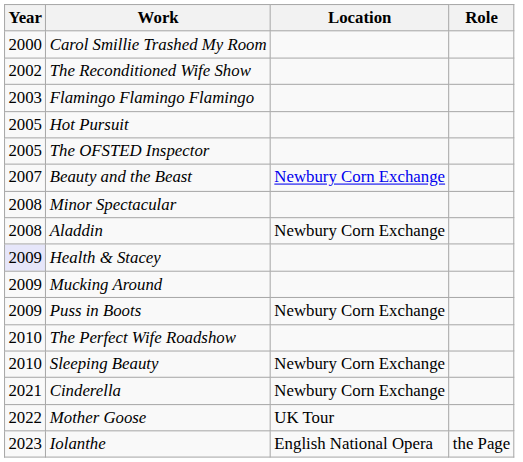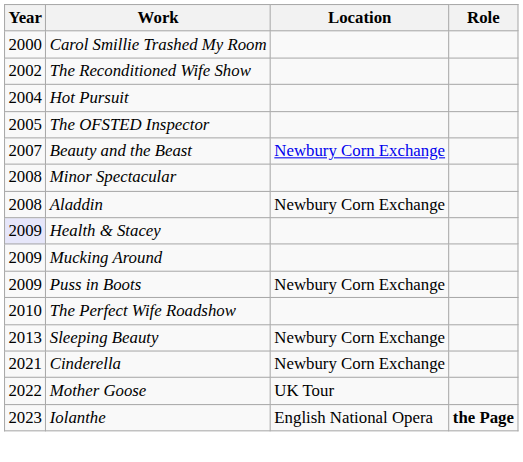- row: (152, 97)
(25, 124) 2005 -> (25, 97) 2004
(25, 364) 2010 -> (25, 337) 2013
(482, 444) normal -> (483, 417) bold
